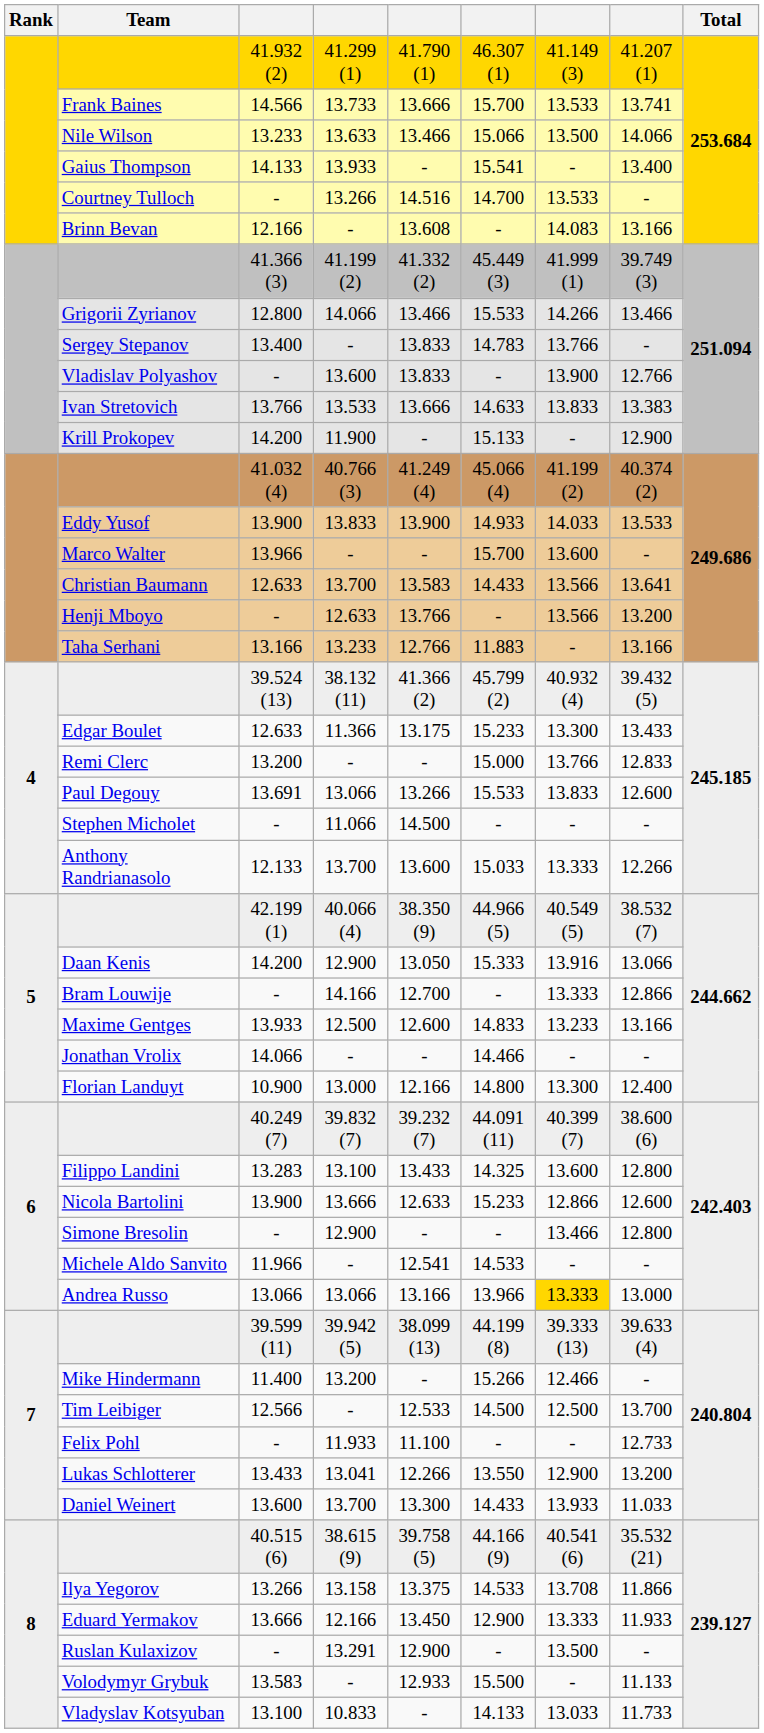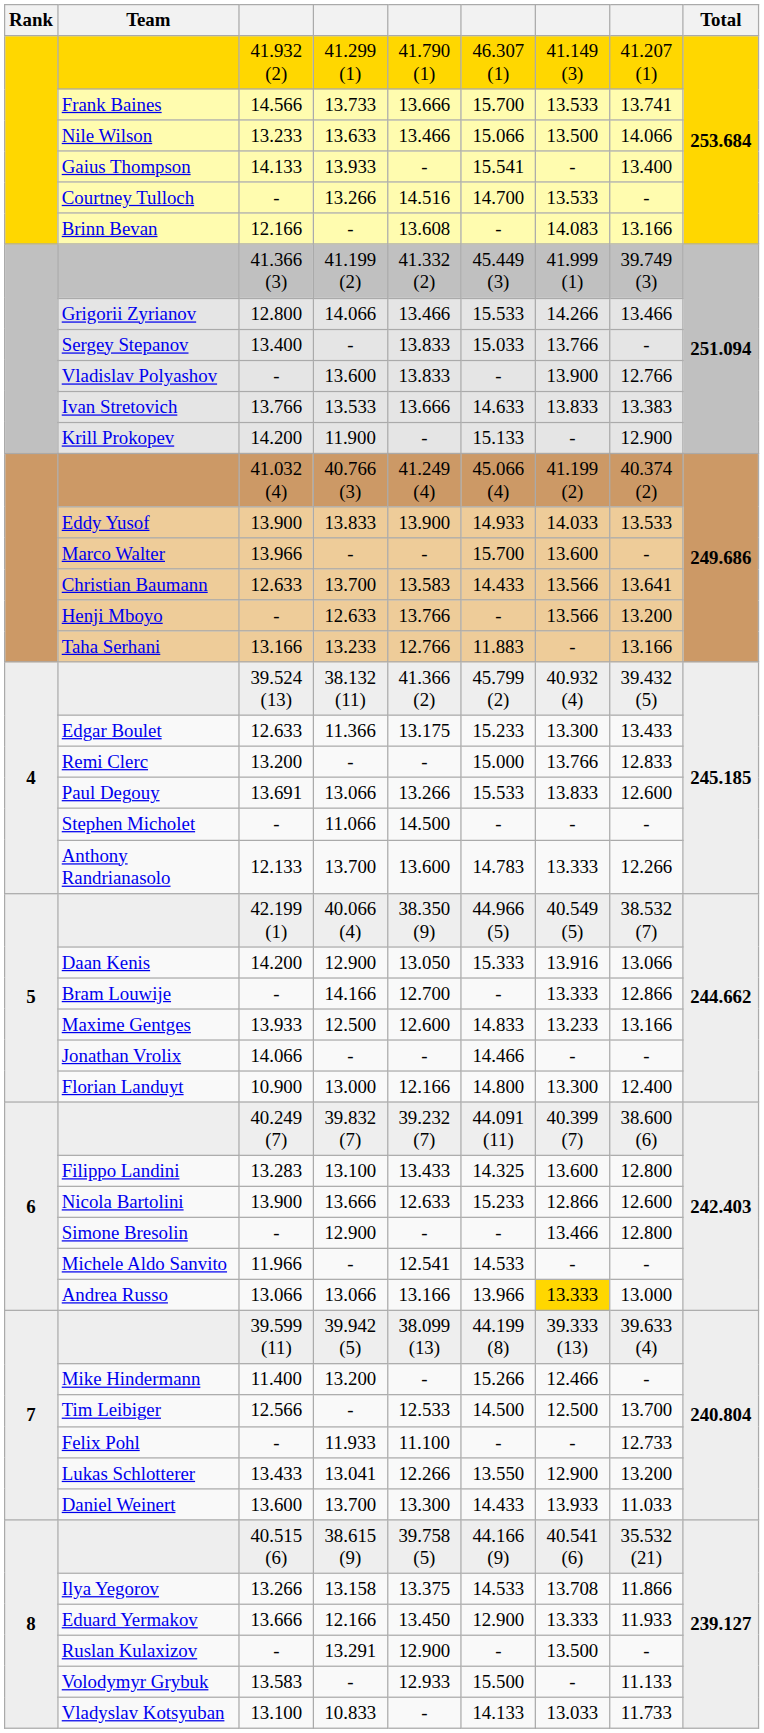(498, 344) 14.783 -> (498, 344) 15.033
(498, 866) 15.033 -> (498, 866) 14.783
